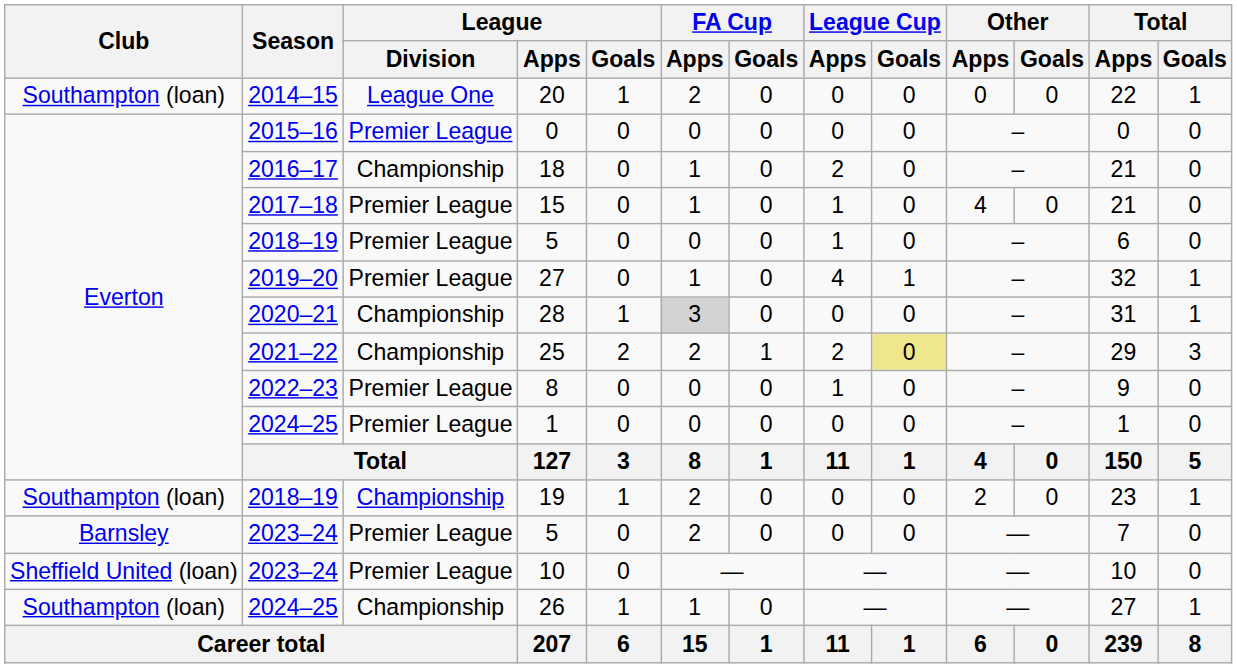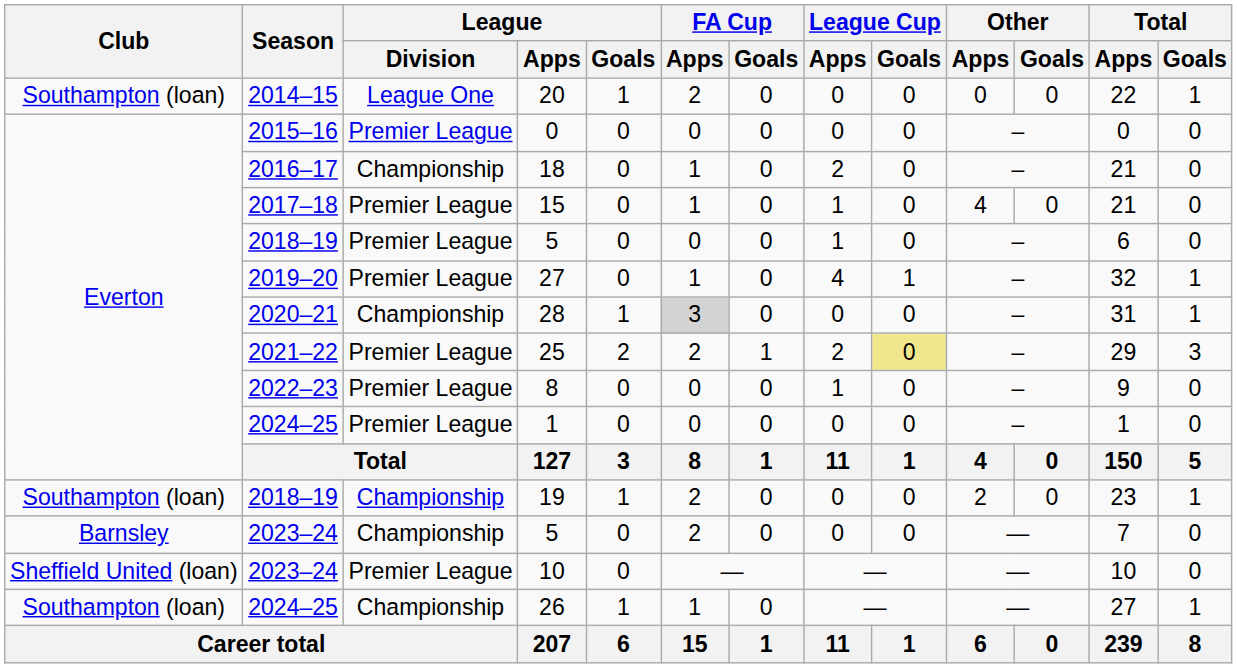(431, 351) Championship -> (431, 351) Premier League
(431, 534) Premier League -> (431, 534) Championship
